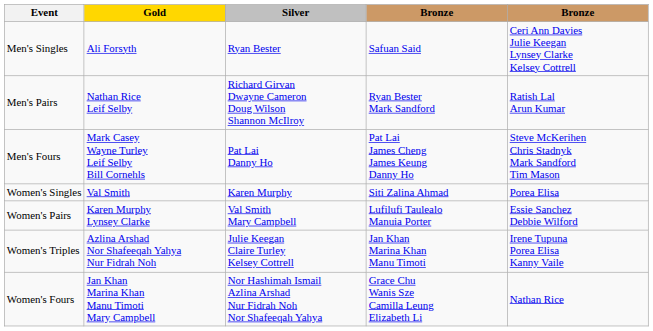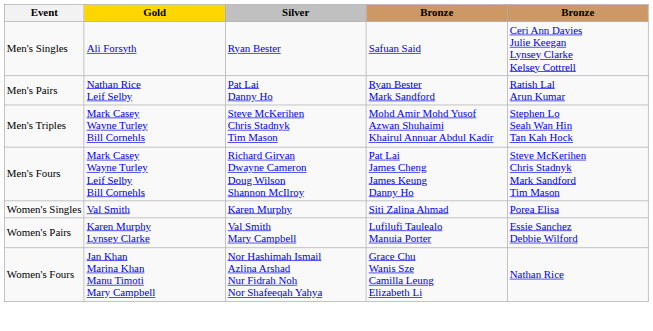(267, 102) Richard Girvan Dwayne Cameron Doug Wilson Shannon McIlroy -> (250, 90) Pat Lai Danny Ho
+ row: (36, 126)
(250, 156) Pat Lai Danny Ho -> (267, 173) Richard Girvan Dwayne Cameron Doug Wilson Shannon McIlroy
- row: (43, 251)
